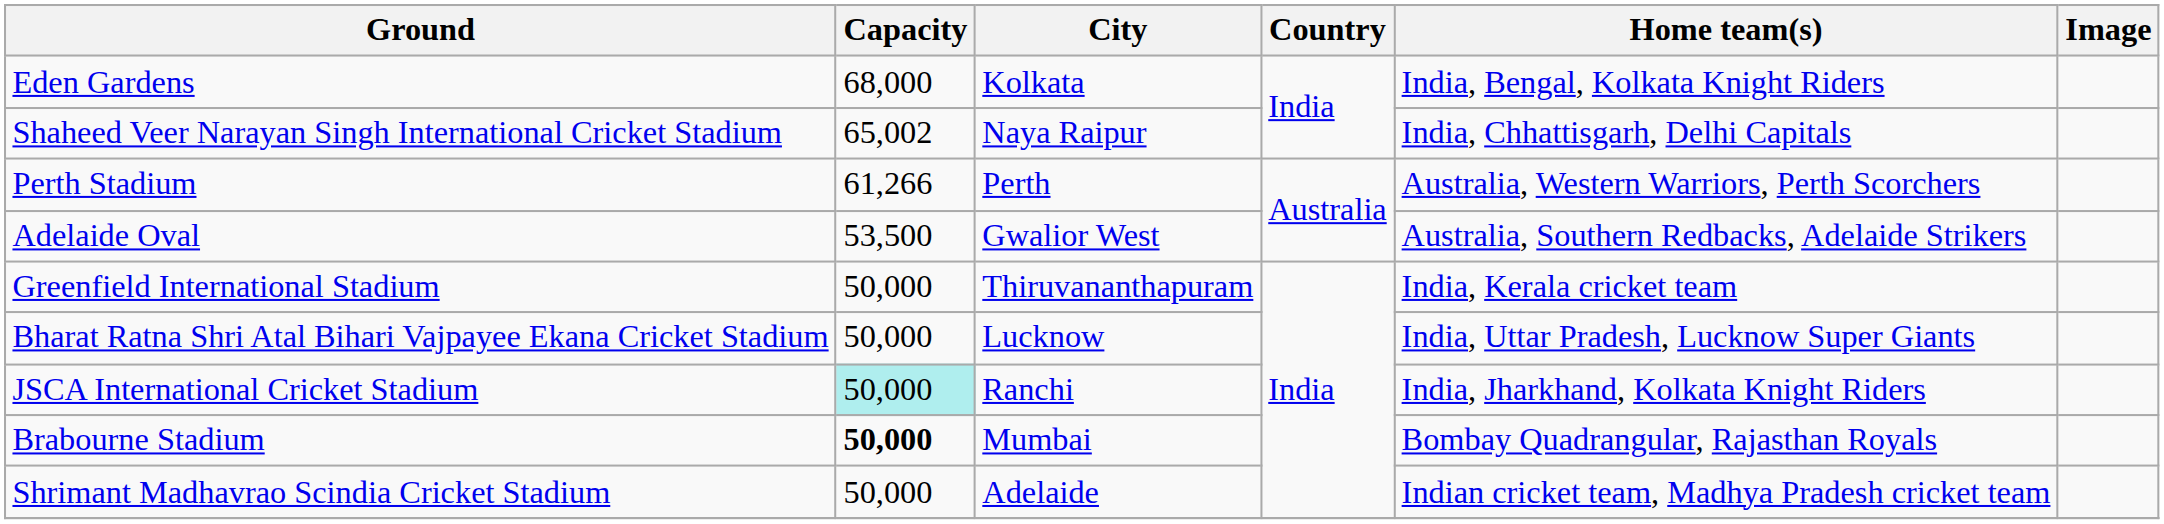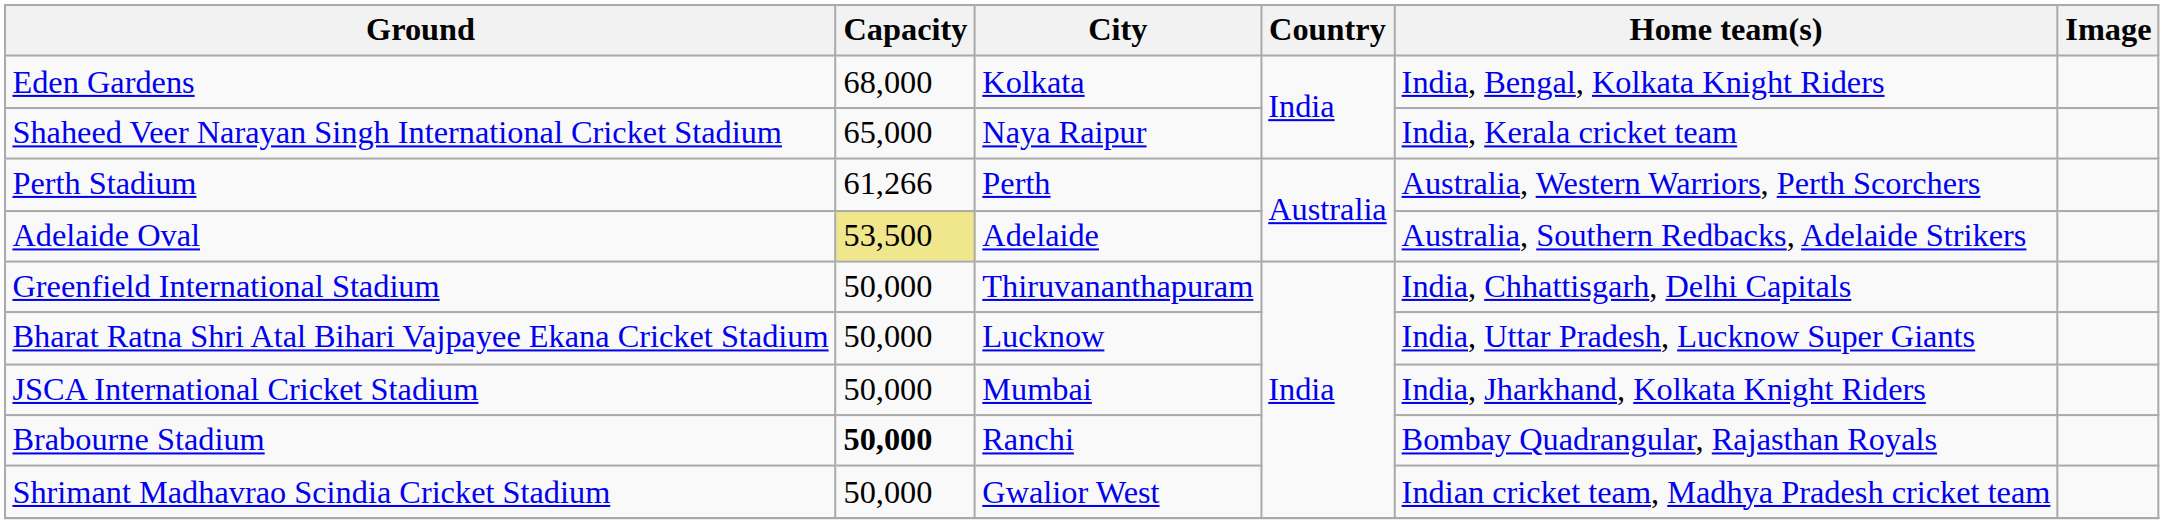(888, 132) 65,002 -> (888, 132) 65,000
(1626, 132) India, Chhattisgarh, Delhi Capitals -> (1569, 132) India, Kerala cricket team
(888, 235) no background -> (888, 235) khaki background
(1071, 235) Gwalior West -> (1041, 235) Adelaide
(1569, 286) India, Kerala cricket team -> (1626, 286) India, Chhattisgarh, Delhi Capitals
(888, 388) paleturquoise background -> (888, 388) no background
(1028, 388) Ranchi -> (1037, 388) Mumbai
(1037, 440) Mumbai -> (1028, 440) Ranchi
(1041, 491) Adelaide -> (1071, 491) Gwalior West
